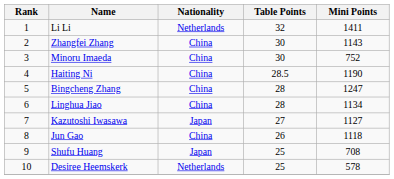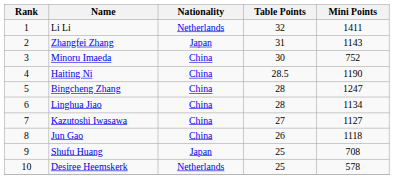(201, 43) China -> (201, 43) Japan
(280, 43) 30 -> (280, 43) 31
(201, 120) Japan -> (201, 120) China
